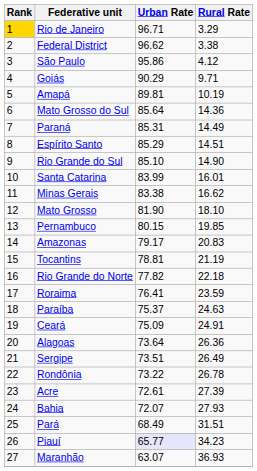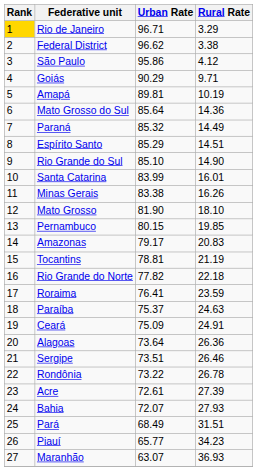(151, 128) 85.31 -> (151, 128) 85.32
(211, 194) 16.62 -> (211, 194) 16.26
(211, 359) 26.49 -> (211, 359) 26.46
(151, 441) lavender background -> (151, 441) no background
